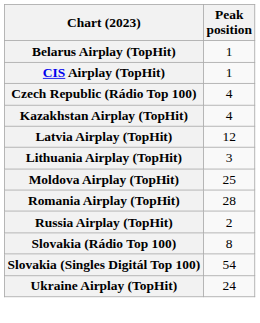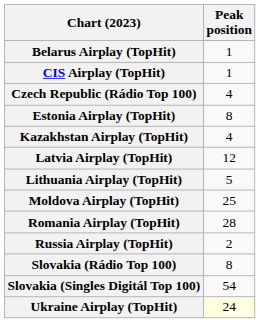+ row: (104, 115)
(229, 158) 3 -> (229, 179) 5
(229, 286) no background -> (229, 307) lightyellow background
